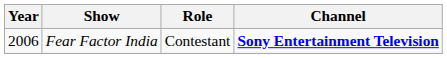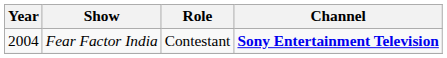(23, 41) 2006 -> (23, 41) 2004
